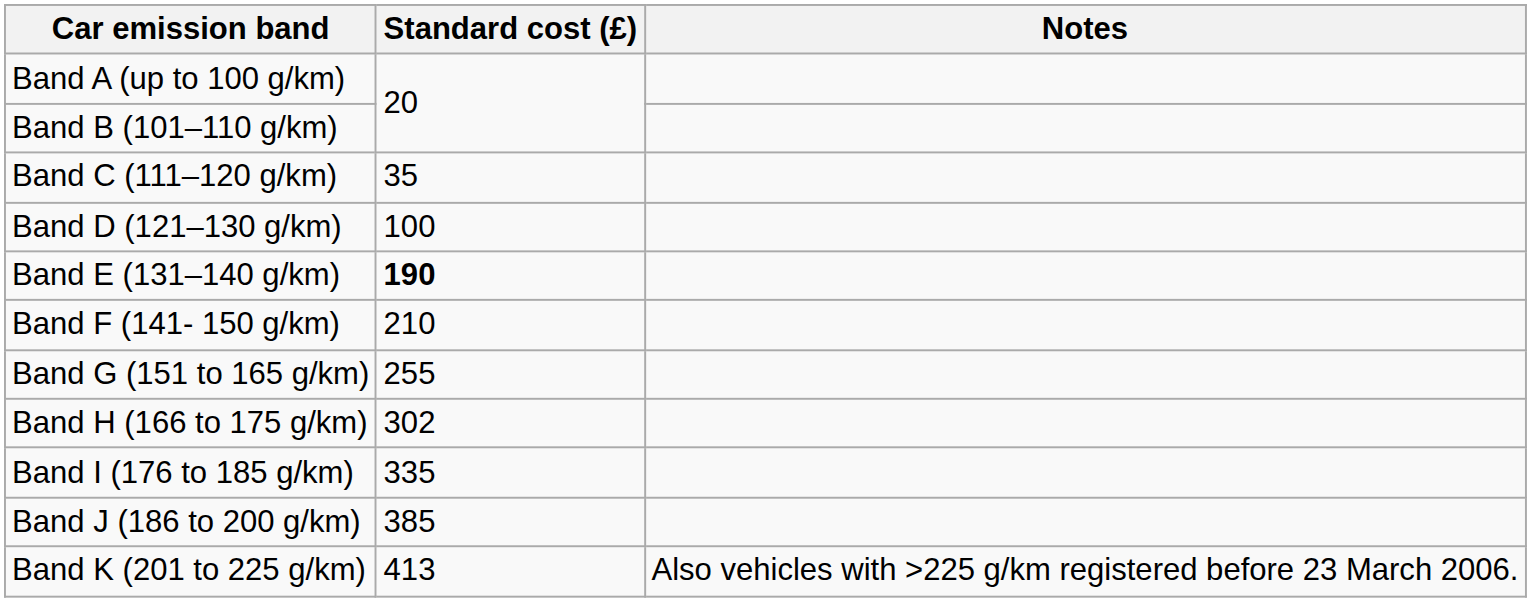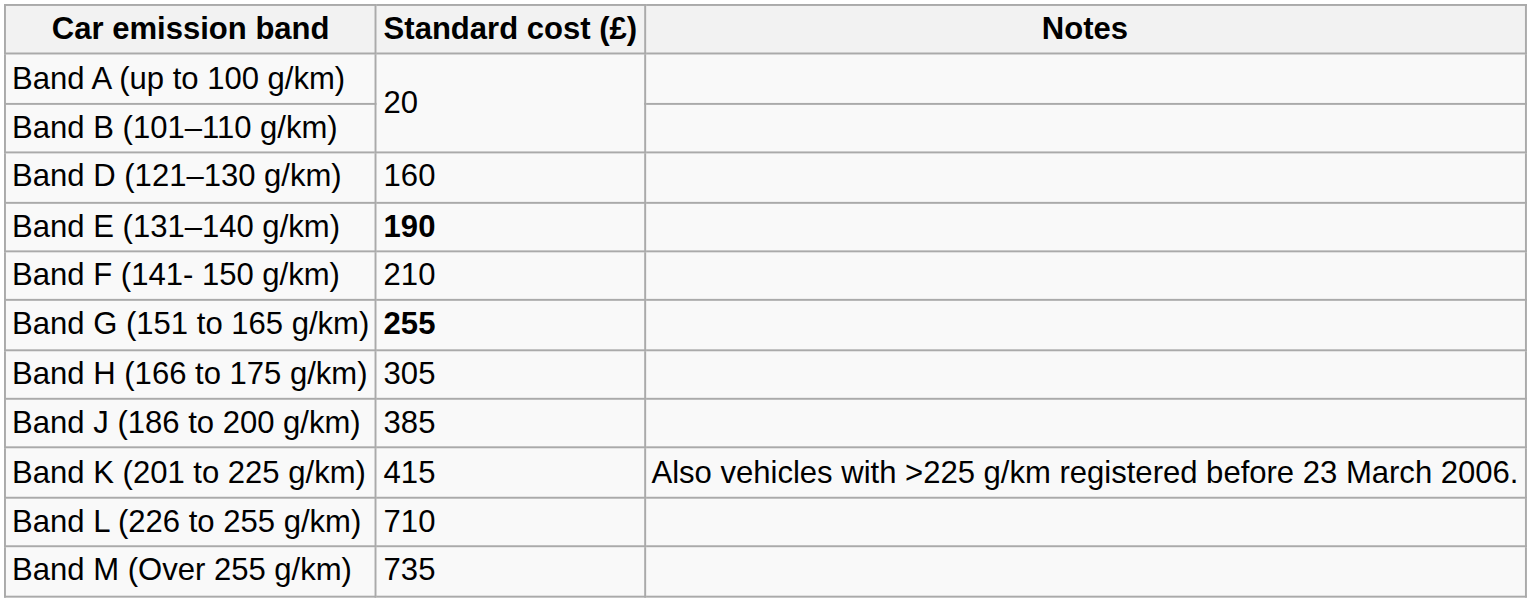- row: (175, 176)
(410, 226) 100 -> (410, 176) 160
(410, 373) normal -> (410, 324) bold
(410, 422) 302 -> (410, 373) 305
- row: (183, 472)
(410, 570) 413 -> (410, 472) 415
+ row: (187, 521)
+ row: (182, 570)
